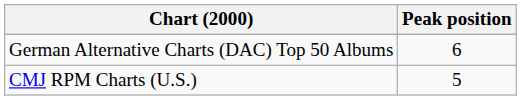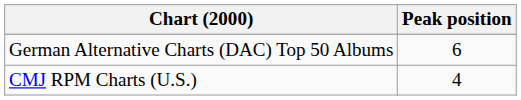(457, 79) 5 -> (457, 79) 4
